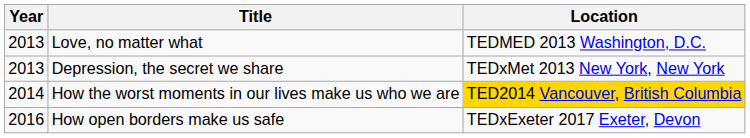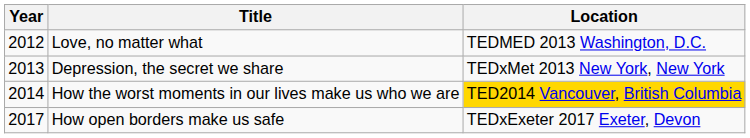(26, 42) 2013 -> (26, 42) 2012
(26, 119) 2016 -> (26, 119) 2017
